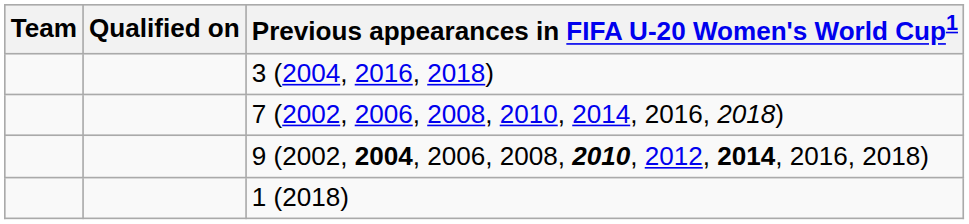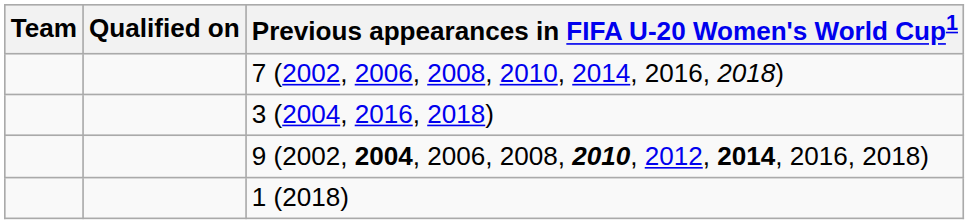rows swapped: (373, 73) <-> (518, 114)
